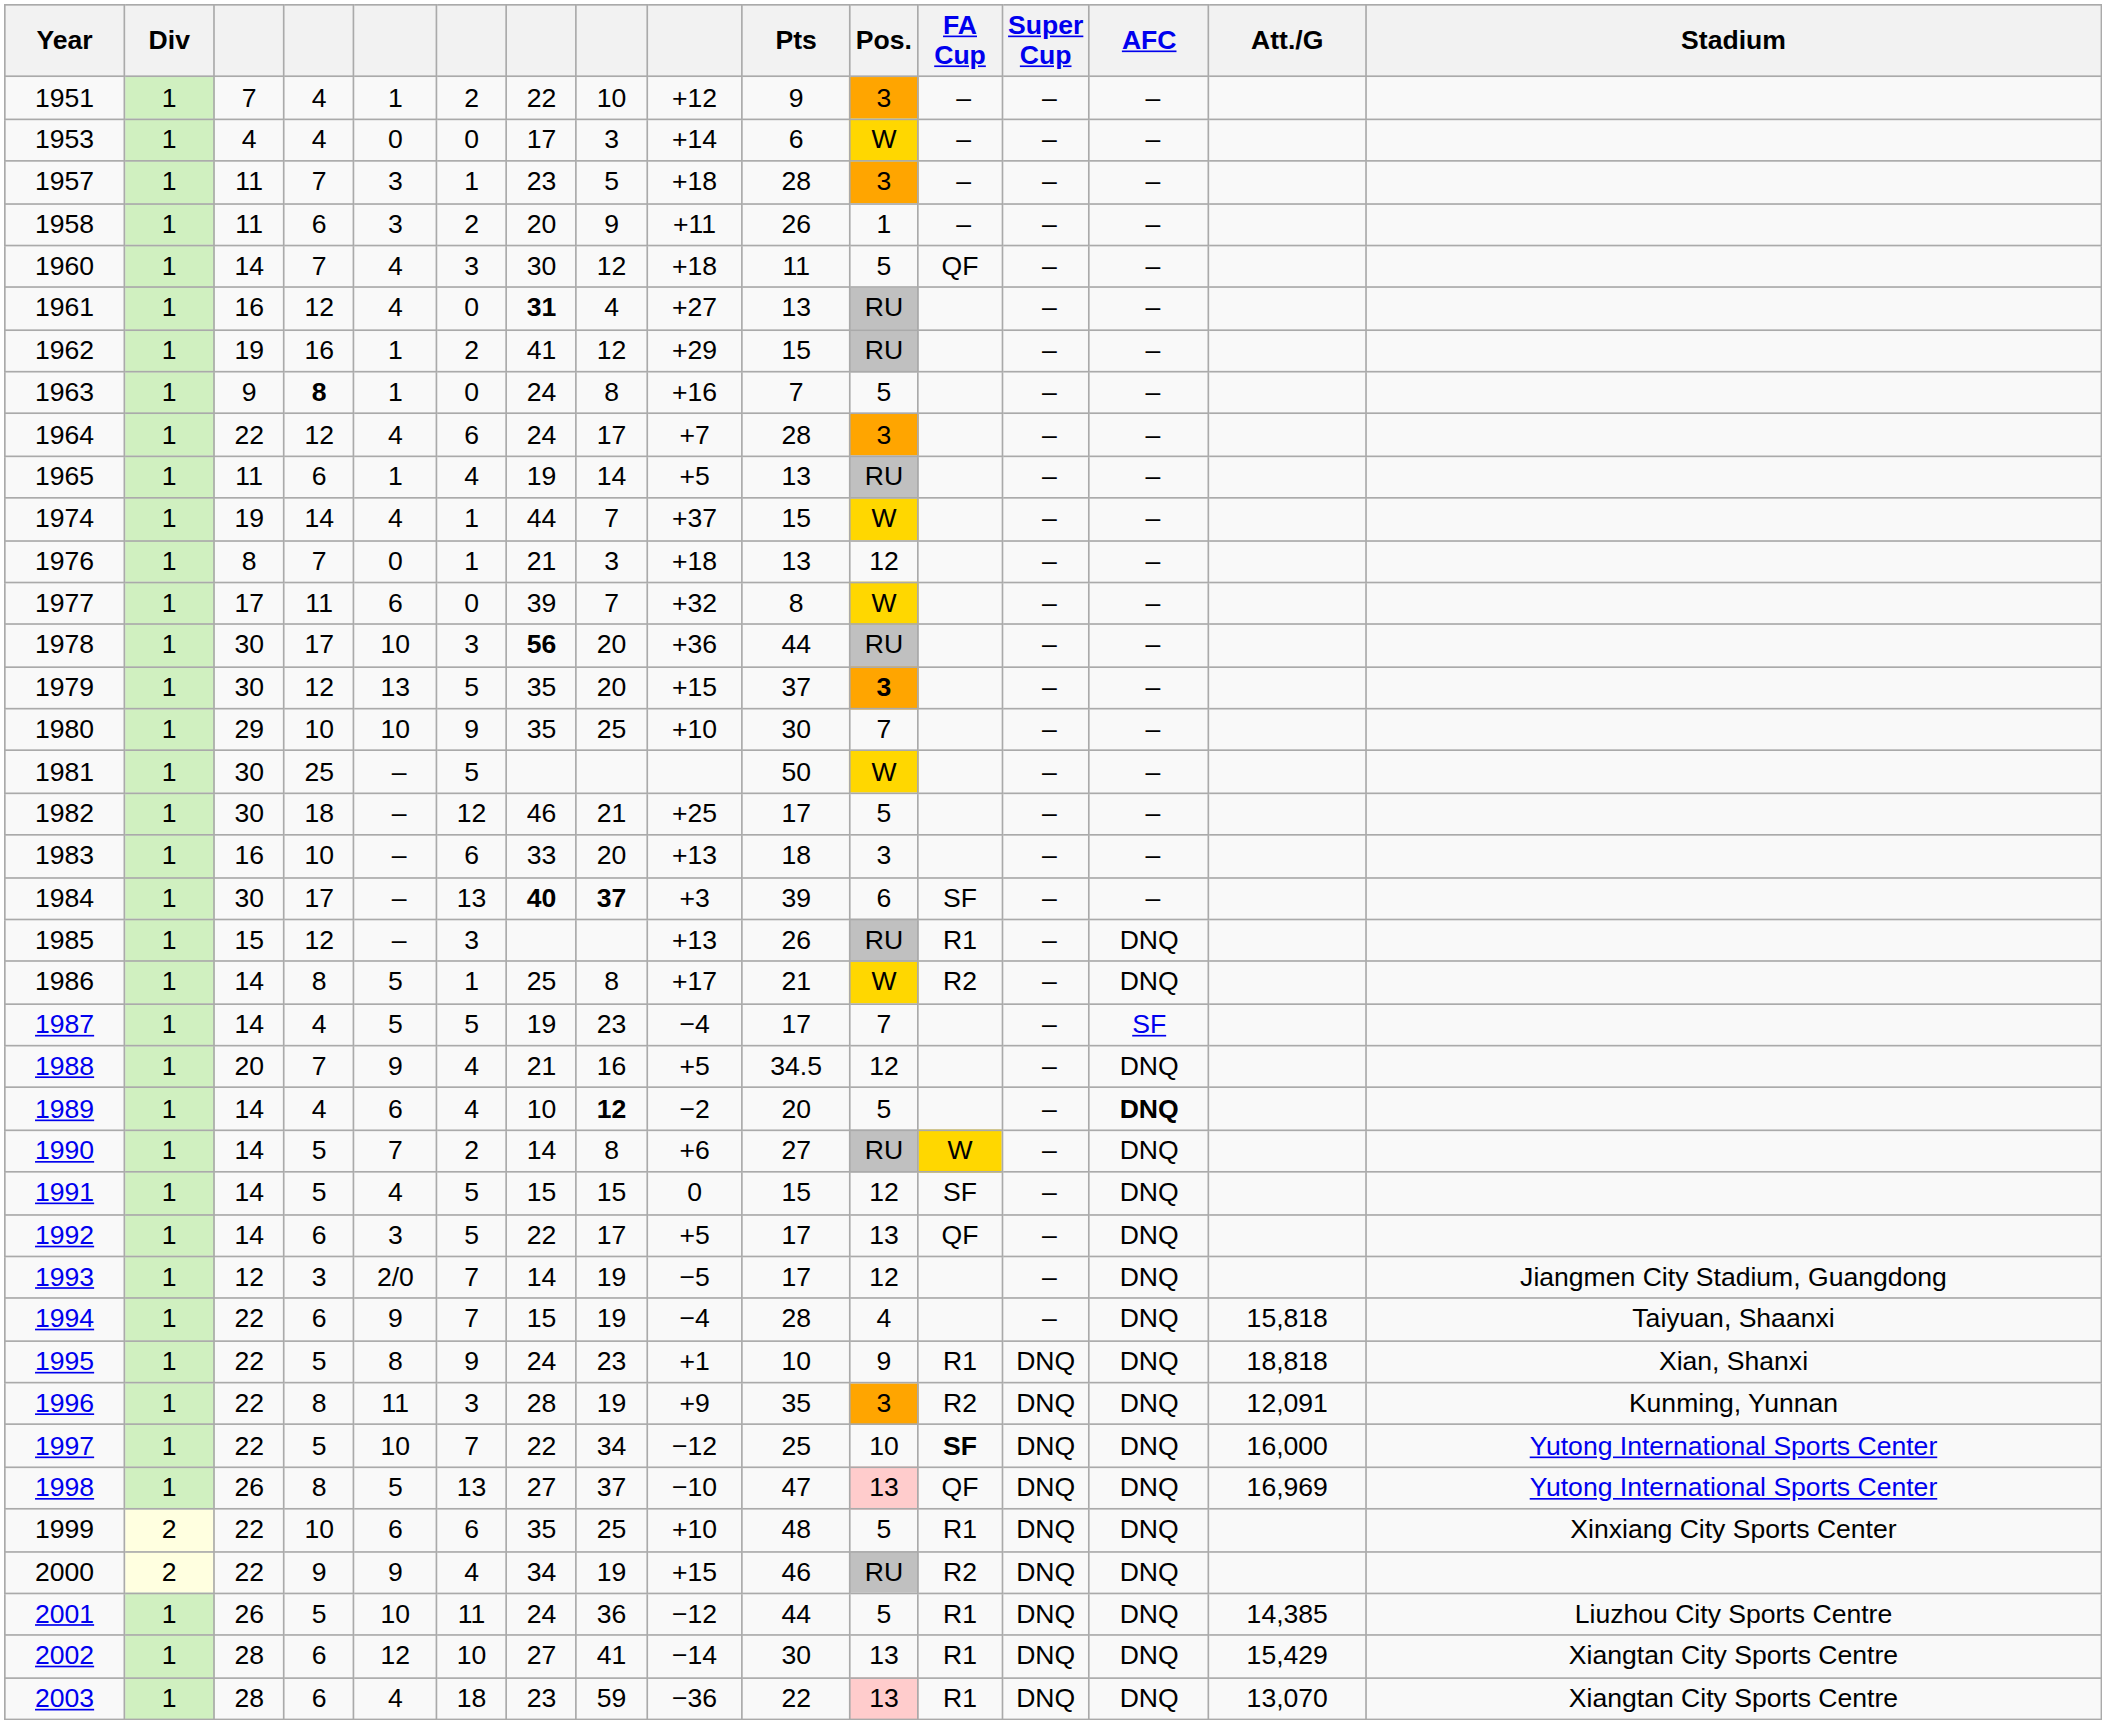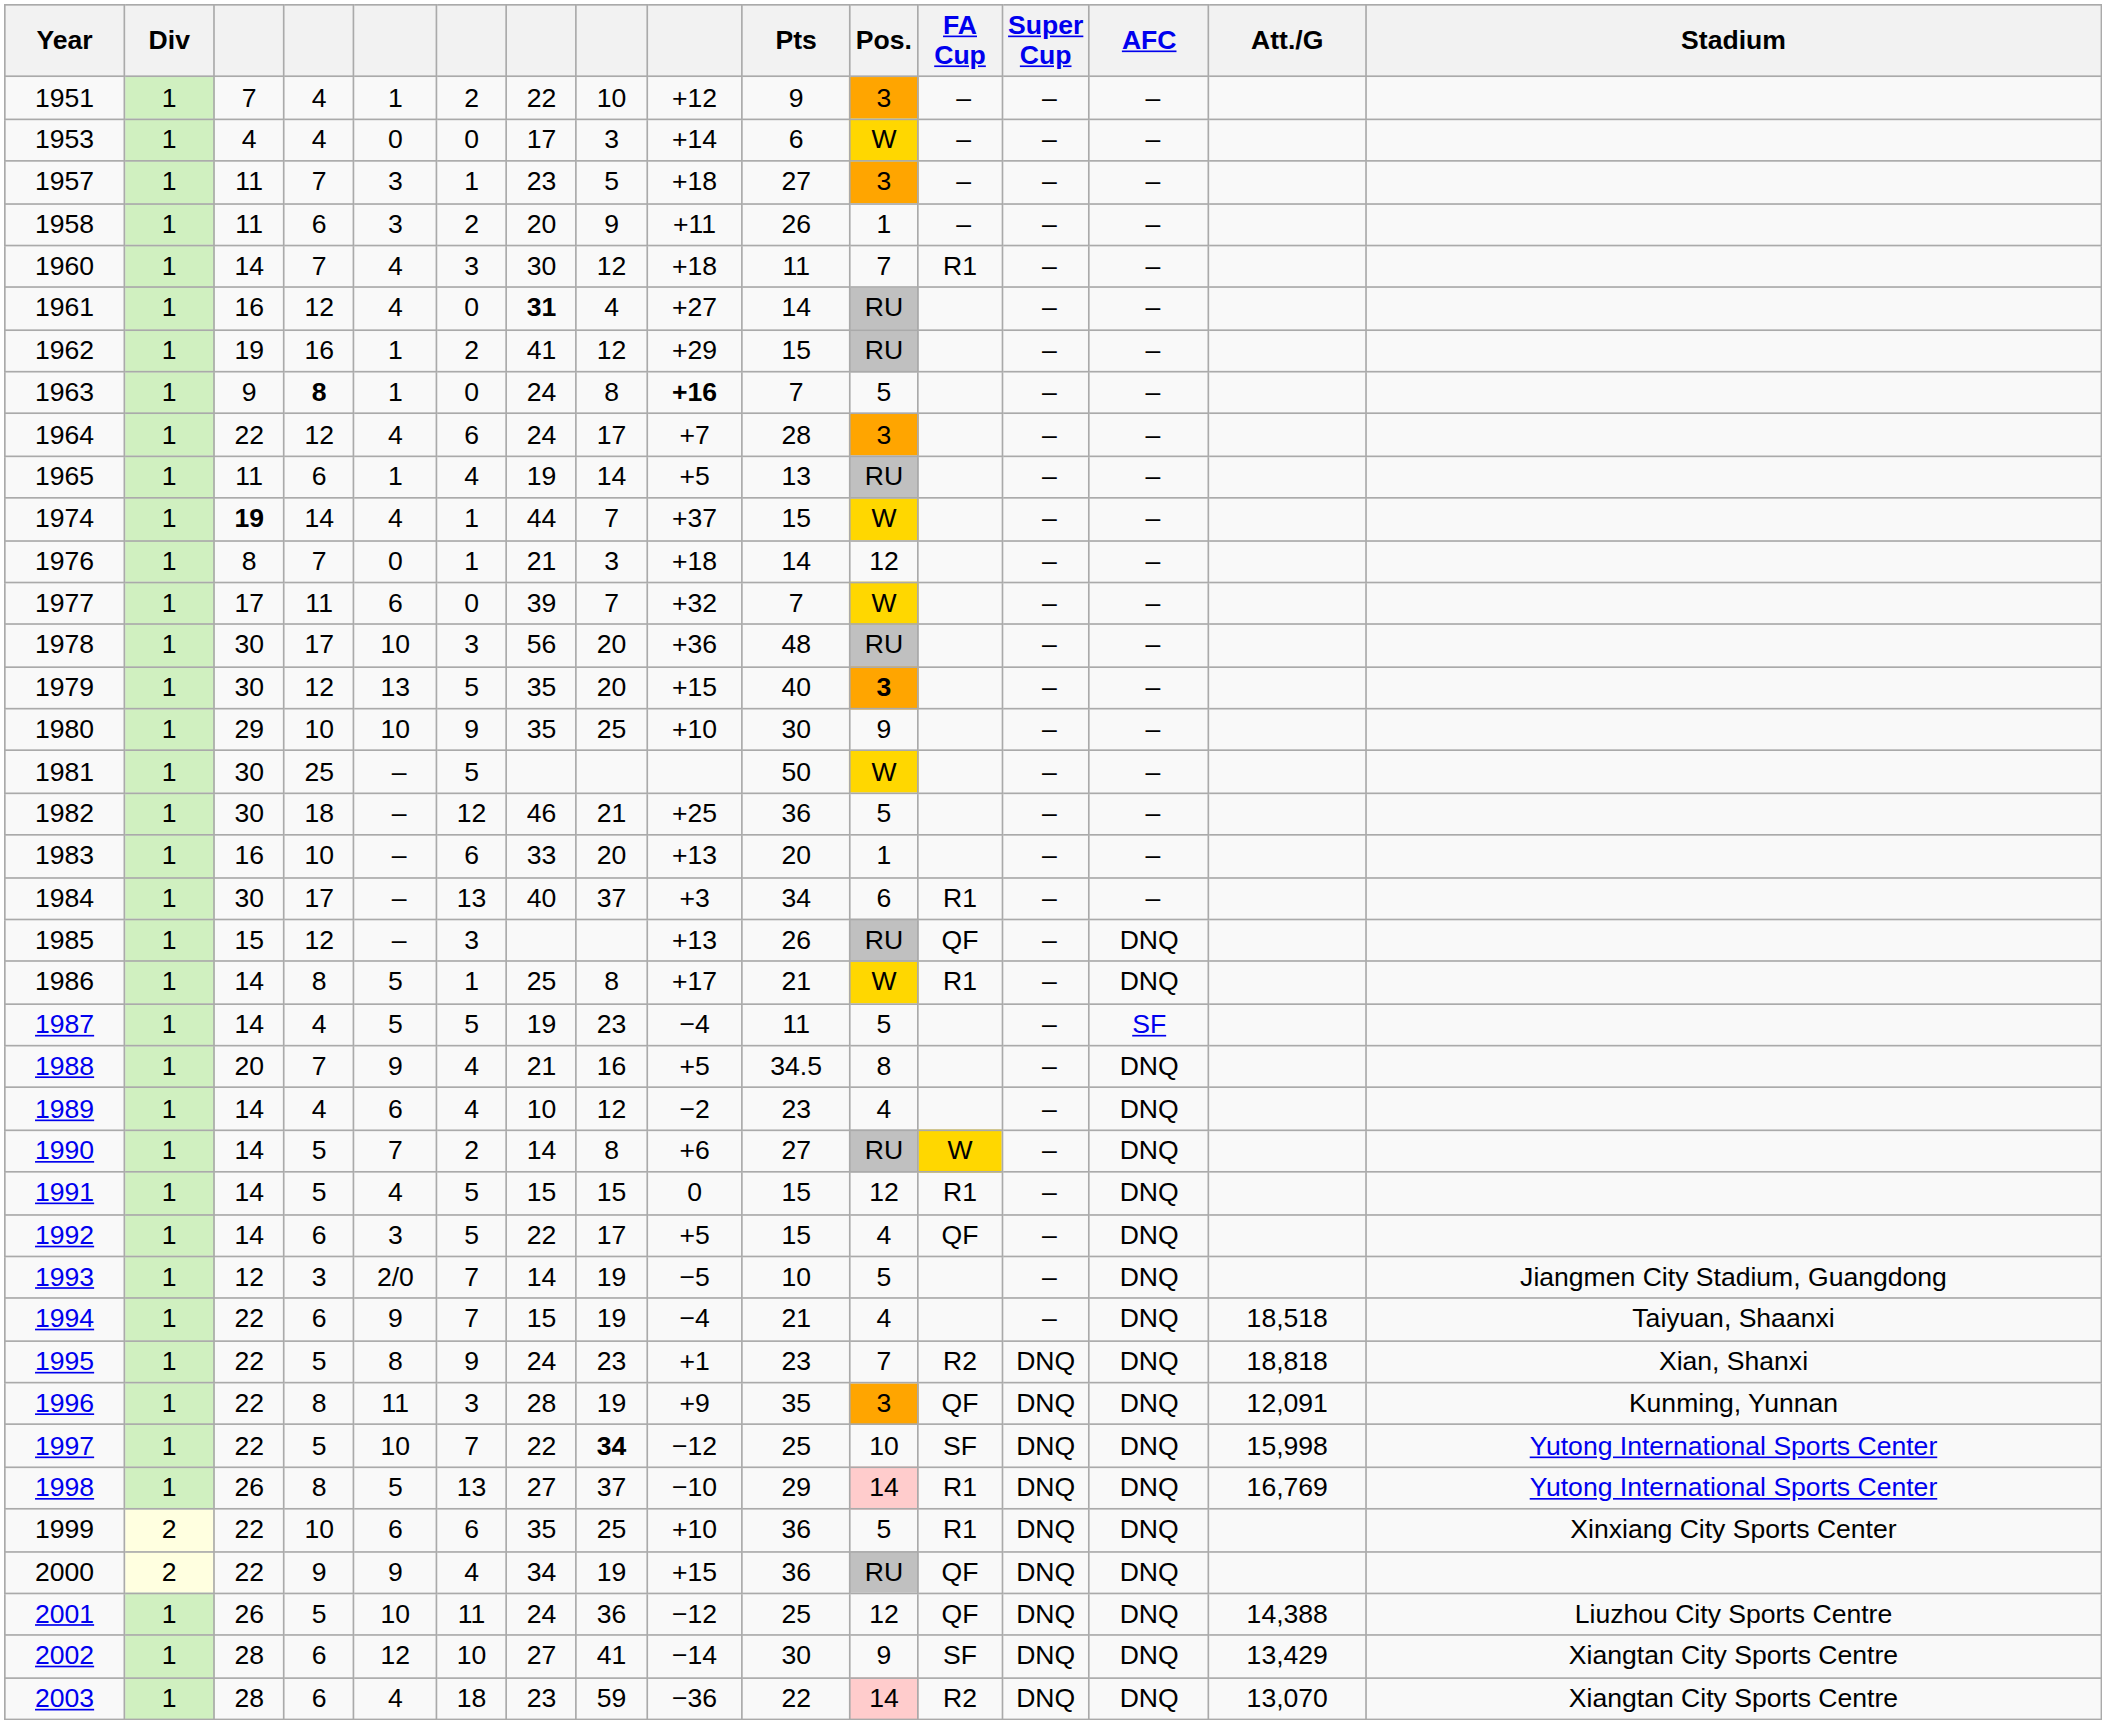(796, 181) 28 -> (796, 181) 27
(884, 266) 5 -> (884, 266) 7
(960, 266) QF -> (960, 266) R1
(796, 308) 13 -> (796, 308) 14
(695, 392) normal -> (695, 392) bold
(249, 518) normal -> (249, 518) bold
(796, 560) 13 -> (796, 560) 14
(796, 603) 8 -> (796, 603) 7
(542, 645) bold -> (542, 645) normal
(796, 645) 44 -> (796, 645) 48
(796, 687) 37 -> (796, 687) 40
(884, 729) 7 -> (884, 729) 9
(796, 813) 17 -> (796, 813) 36
(796, 855) 18 -> (796, 855) 20
(884, 855) 3 -> (884, 855) 1
(542, 897) bold -> (542, 897) normal
(612, 897) bold -> (612, 897) normal
(796, 897) 39 -> (796, 897) 34
(960, 897) SF -> (960, 897) R1
(960, 940) R1 -> (960, 940) QF
(960, 982) R2 -> (960, 982) R1
(796, 1024) 17 -> (796, 1024) 11
(884, 1024) 7 -> (884, 1024) 5
(884, 1066) 12 -> (884, 1066) 8
(612, 1108) bold -> (612, 1108) normal
(796, 1108) 20 -> (796, 1108) 23
(884, 1108) 5 -> (884, 1108) 4
(1149, 1108) bold -> (1149, 1108) normal
(960, 1192) SF -> (960, 1192) R1
(796, 1234) 17 -> (796, 1234) 15
(884, 1234) 13 -> (884, 1234) 4
(796, 1276) 17 -> (796, 1276) 10
(884, 1276) 12 -> (884, 1276) 5
(796, 1319) 28 -> (796, 1319) 21
(1287, 1319) 15,818 -> (1287, 1319) 18,518
(796, 1361) 10 -> (796, 1361) 23
(884, 1361) 9 -> (884, 1361) 7
(960, 1361) R1 -> (960, 1361) R2
(960, 1403) R2 -> (960, 1403) QF
(612, 1445) normal -> (612, 1445) bold
(960, 1445) bold -> (960, 1445) normal
(1287, 1445) 16,000 -> (1287, 1445) 15,998
(796, 1487) 47 -> (796, 1487) 29
(884, 1487) 13 -> (884, 1487) 14
(960, 1487) QF -> (960, 1487) R1
(1287, 1487) 16,969 -> (1287, 1487) 16,769
(796, 1529) 48 -> (796, 1529) 36
(796, 1571) 46 -> (796, 1571) 36
(960, 1571) R2 -> (960, 1571) QF
(796, 1613) 44 -> (796, 1613) 25
(884, 1613) 5 -> (884, 1613) 12
(960, 1613) R1 -> (960, 1613) QF
(1287, 1613) 14,385 -> (1287, 1613) 14,388
(884, 1656) 13 -> (884, 1656) 9
(960, 1656) R1 -> (960, 1656) SF
(1287, 1656) 15,429 -> (1287, 1656) 13,429
(884, 1698) 13 -> (884, 1698) 14
(960, 1698) R1 -> (960, 1698) R2
